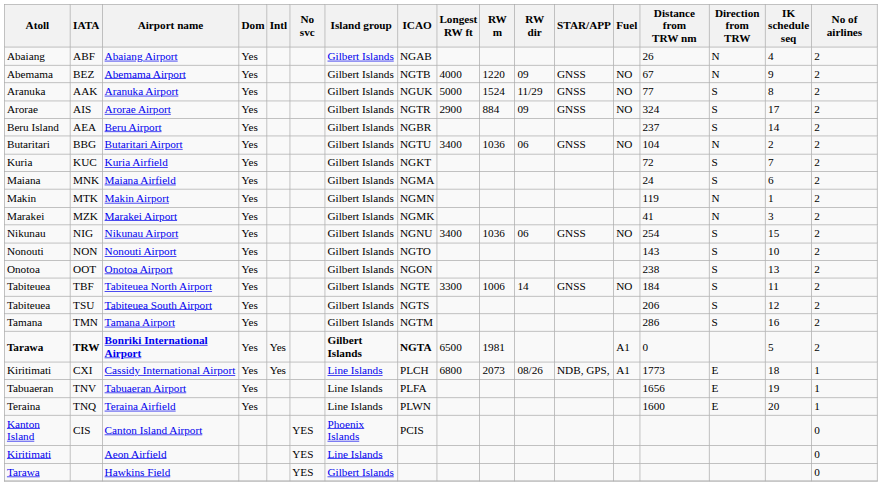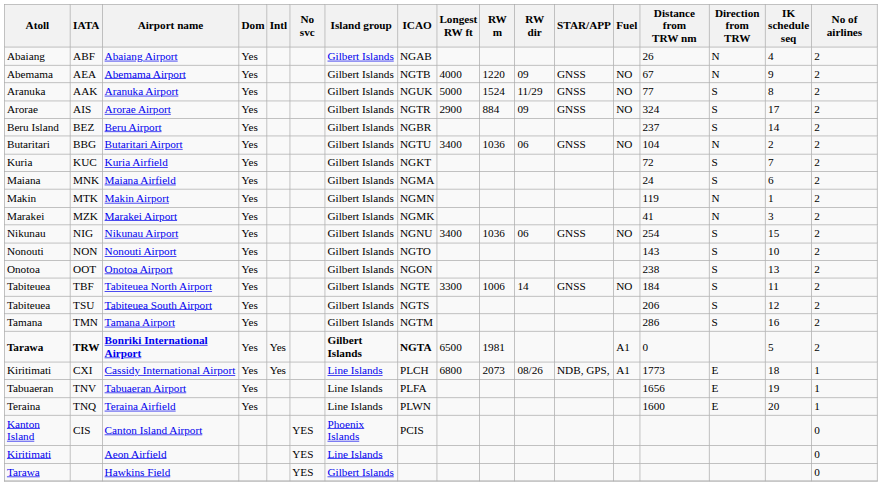(84, 74) BEZ -> (85, 74) AEA
(85, 127) AEA -> (84, 127) BEZ
